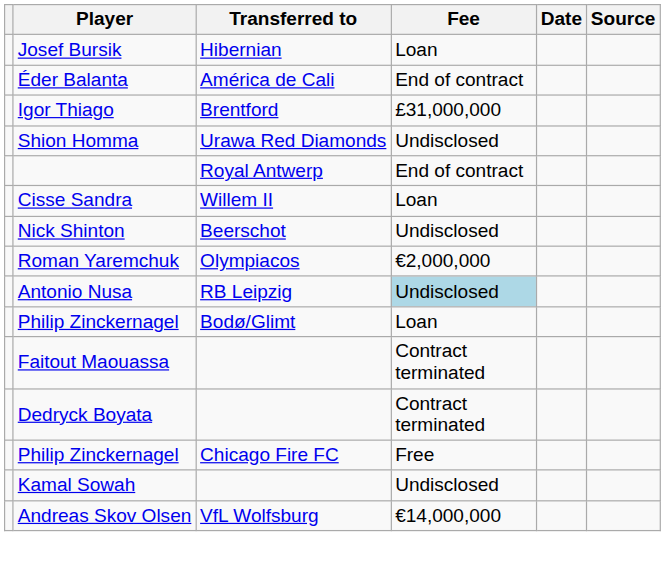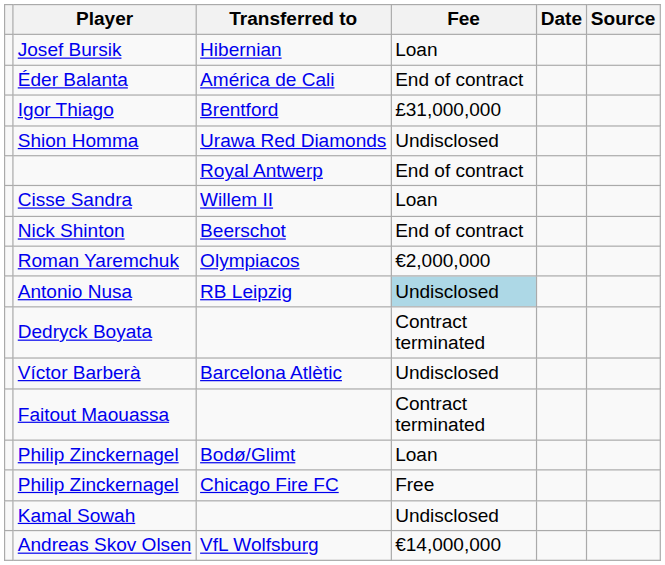(447, 230) Undisclosed -> (459, 230) End of contract
rows swapped: (98, 321) <-> (85, 414)
+ row: (79, 373)
